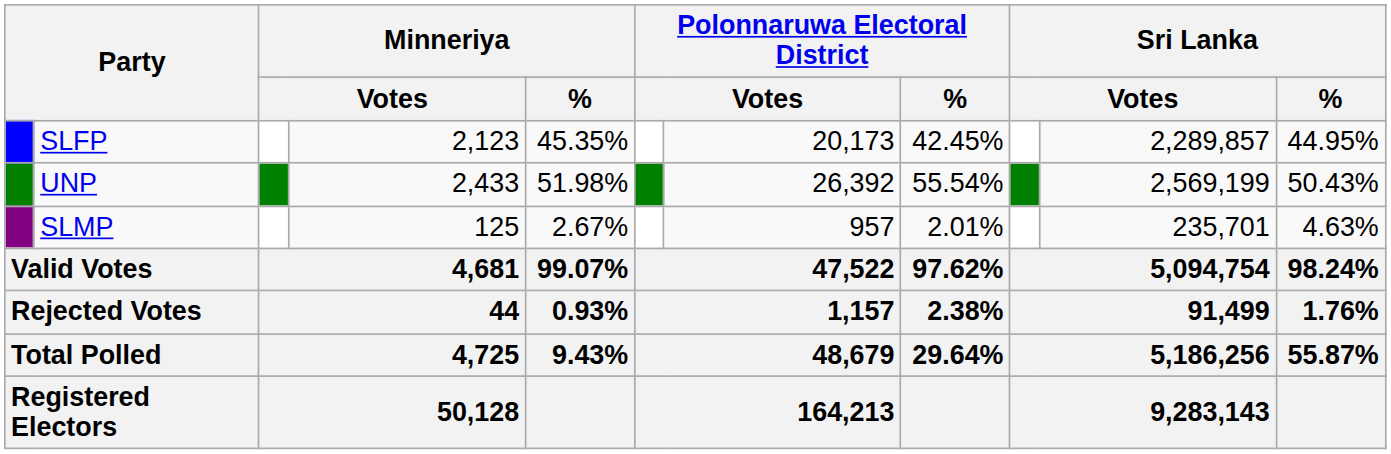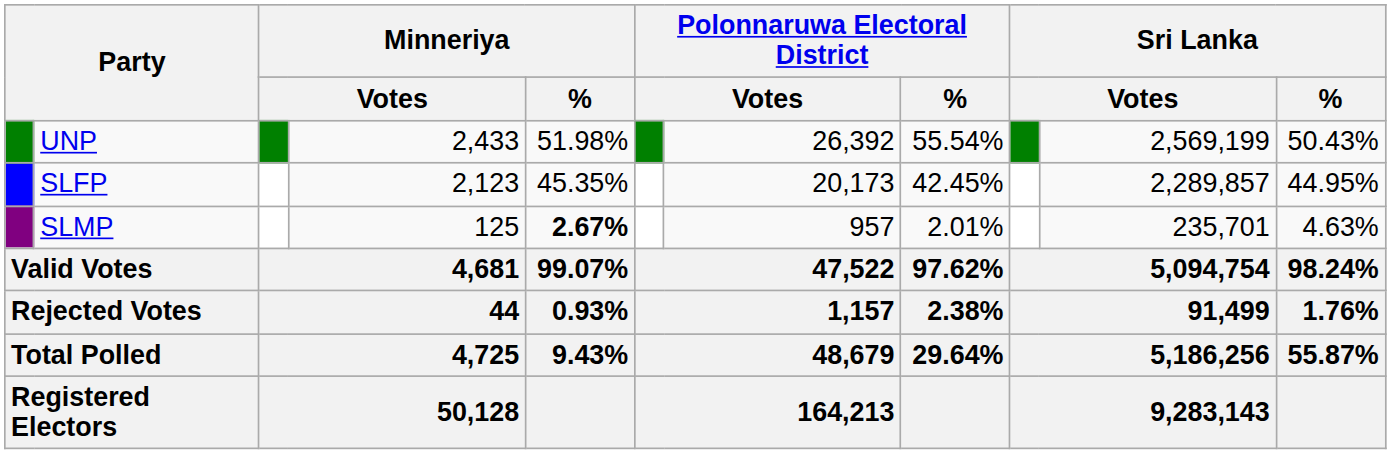rows swapped: (69, 183) <-> (74, 141)
(590, 226) normal -> (590, 226) bold
